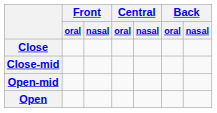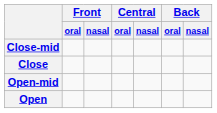rows swapped: (33, 47) <-> (33, 64)
